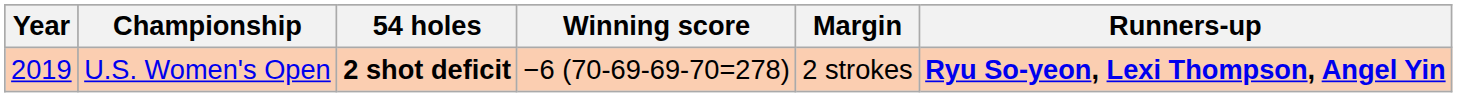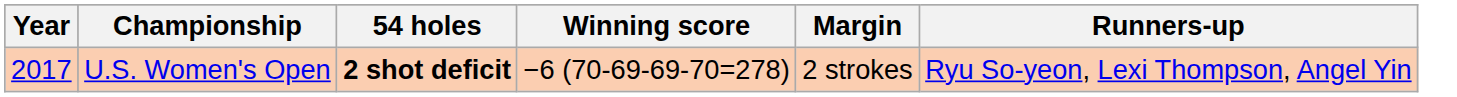(41, 69) 2019 -> (41, 69) 2017
(1185, 69) bold -> (1168, 69) normal
